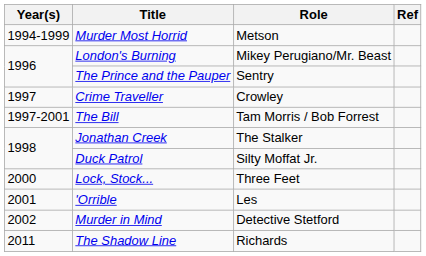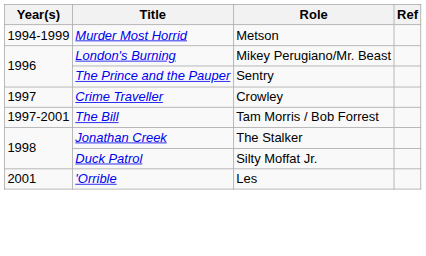- row: (114, 179)
- row: (119, 220)
- row: (126, 240)
